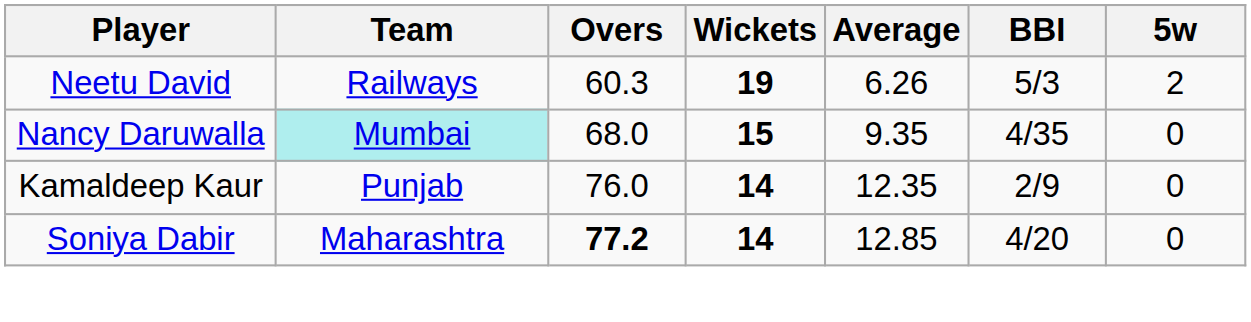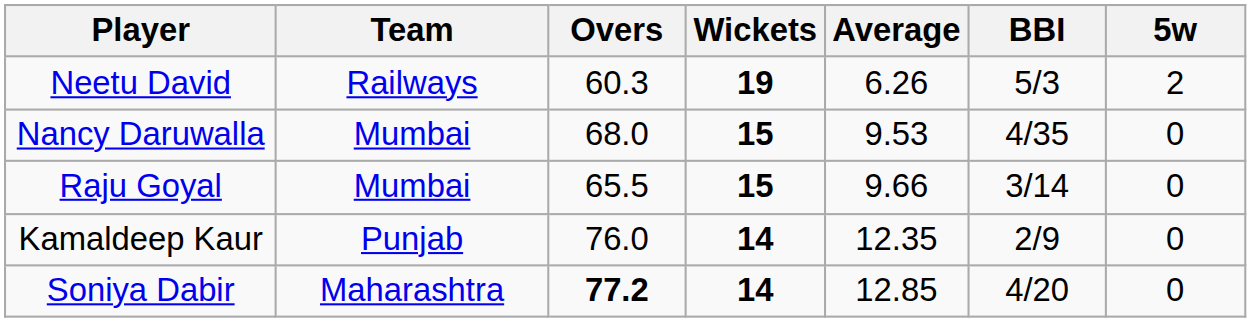(412, 134) paleturquoise background -> (412, 134) no background
(896, 134) 9.35 -> (896, 134) 9.53
+ row: (141, 186)
